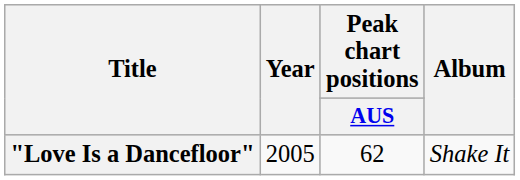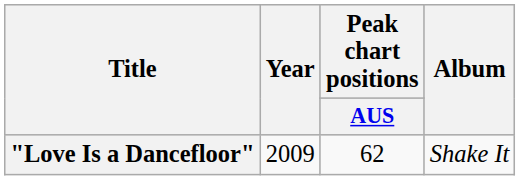(290, 154) 2005 -> (290, 154) 2009
